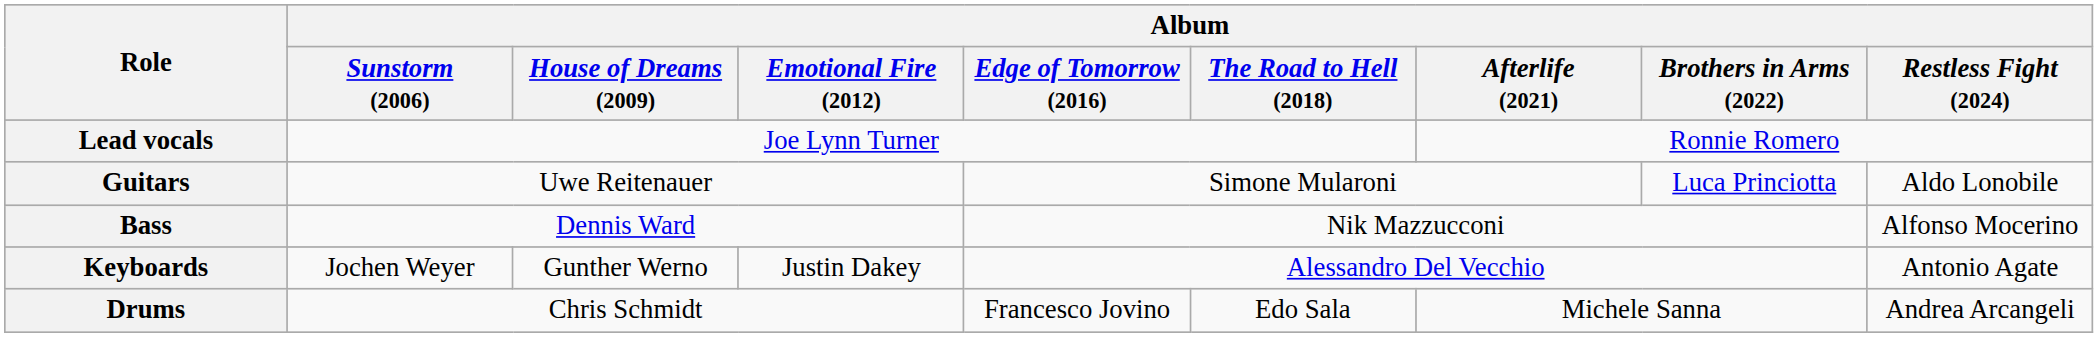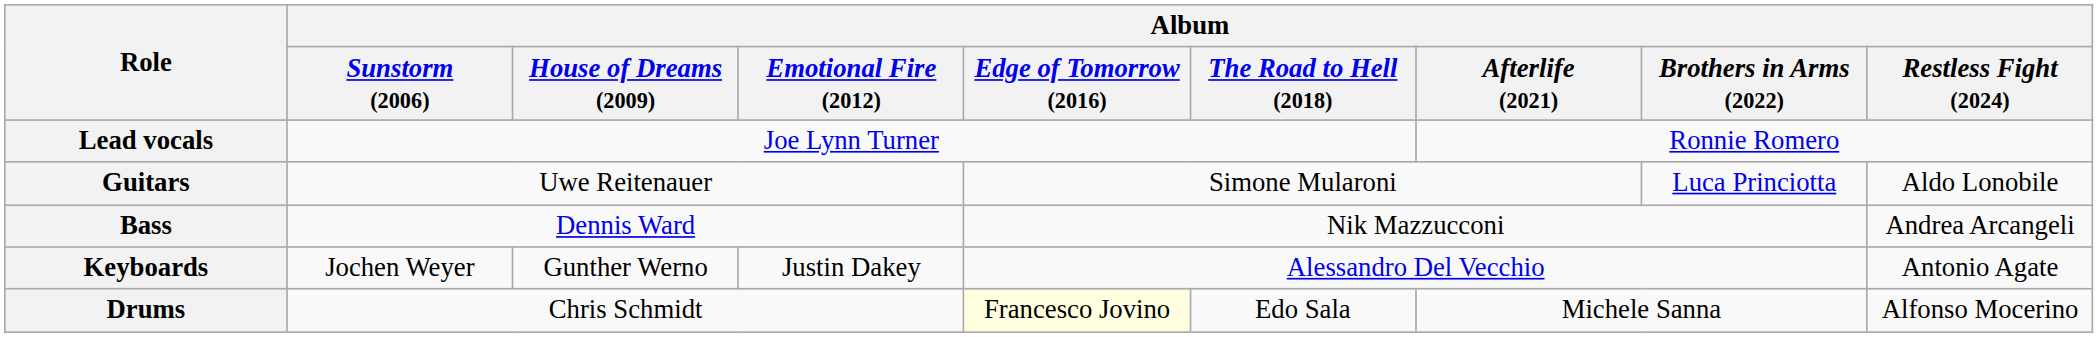(1980, 225) Alfonso Mocerino -> (1980, 225) Andrea Arcangeli
(1077, 310) no background -> (1077, 310) lightyellow background
(1980, 310) Andrea Arcangeli -> (1980, 310) Alfonso Mocerino
